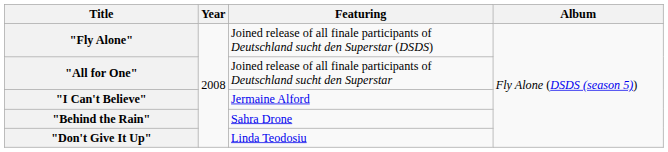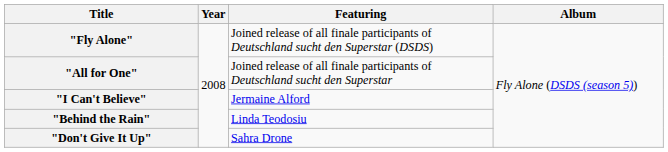(262, 118) Sahra Drone -> (269, 118) Linda Teodosiu
(269, 137) Linda Teodosiu -> (262, 137) Sahra Drone
